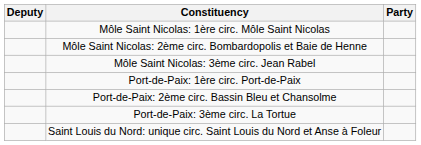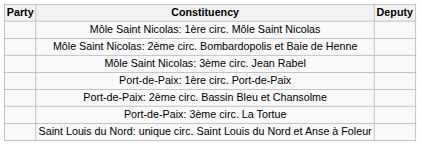columns swapped: (25, 13) <-> (400, 13)
